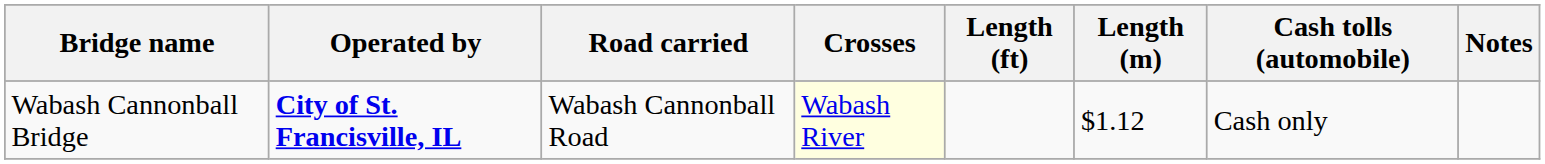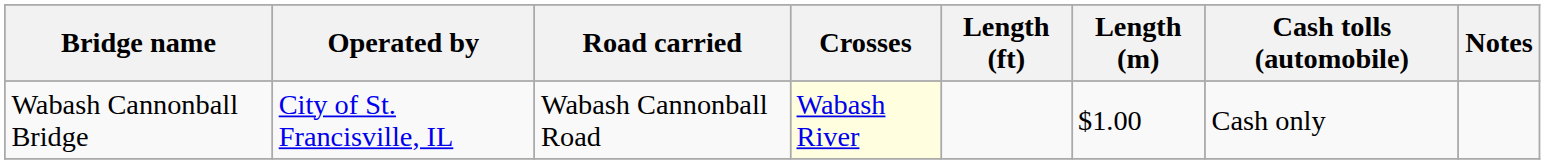(369, 119) bold -> (366, 119) normal
(1113, 119) $1.12 -> (1110, 119) $1.00
